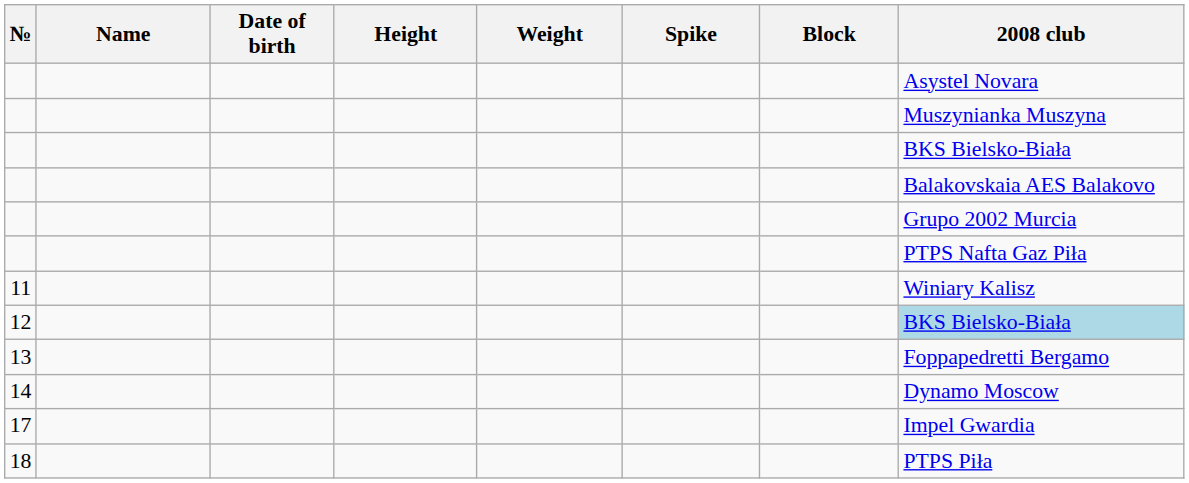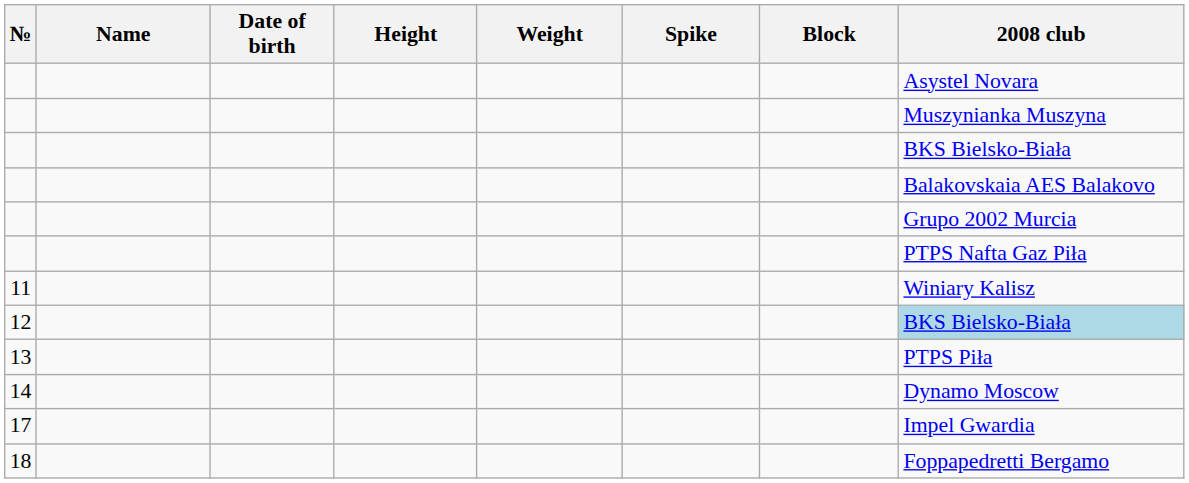(1006, 356) Foppapedretti Bergamo -> (948, 356) PTPS Piła
(948, 460) PTPS Piła -> (1006, 460) Foppapedretti Bergamo
